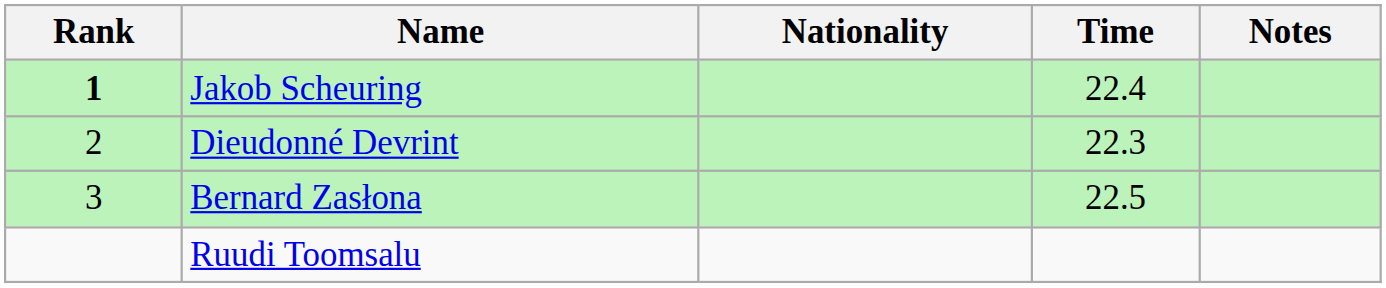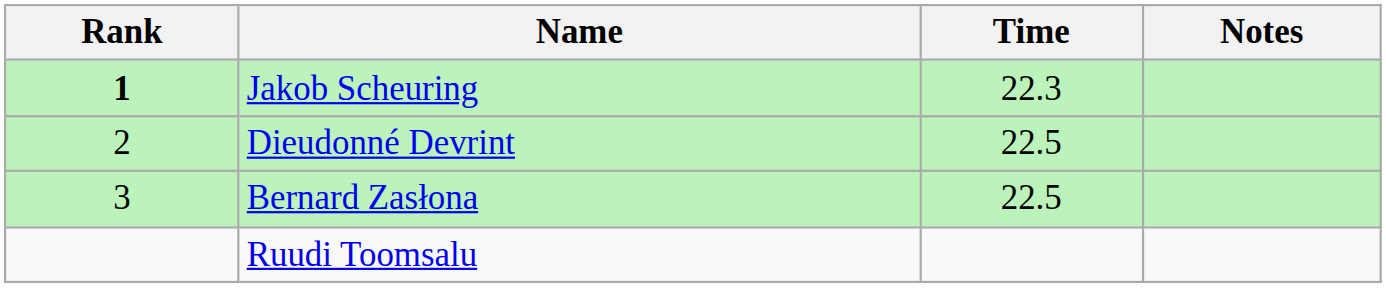- column: (865, 32)
(1116, 87) 22.4 -> (1031, 87) 22.3
(1116, 142) 22.3 -> (1031, 142) 22.5
